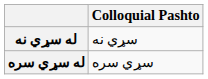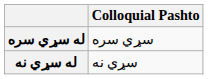rows swapped: (46, 39) <-> (46, 62)
